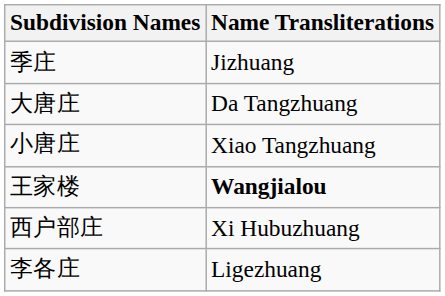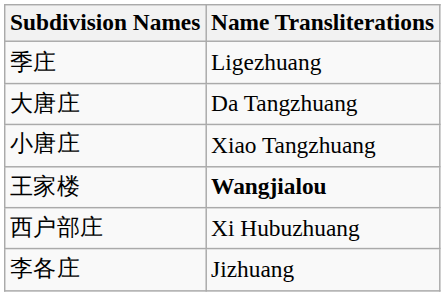(253, 62) Jizhuang -> (266, 62) Ligezhuang
(266, 269) Ligezhuang -> (253, 269) Jizhuang
